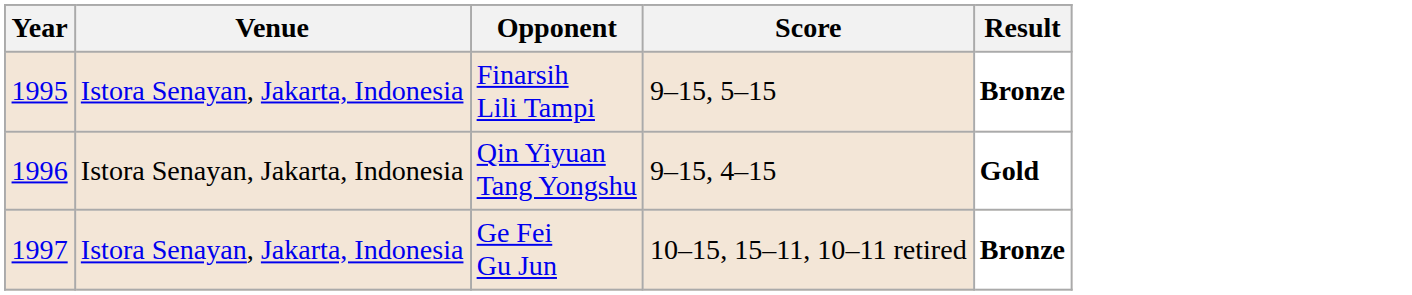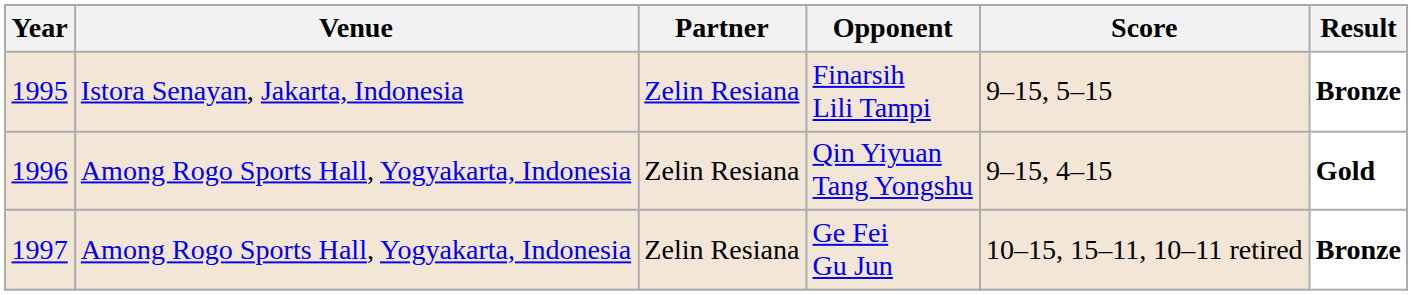+ column: (722, 28)
(272, 170) Istora Senayan, Jakarta, Indonesia -> (356, 170) Among Rogo Sports Hall, Yogyakarta, Indonesia
(272, 249) Istora Senayan, Jakarta, Indonesia -> (356, 249) Among Rogo Sports Hall, Yogyakarta, Indonesia
